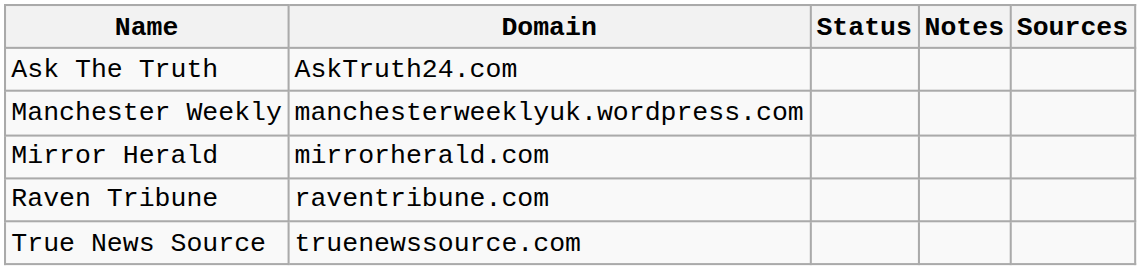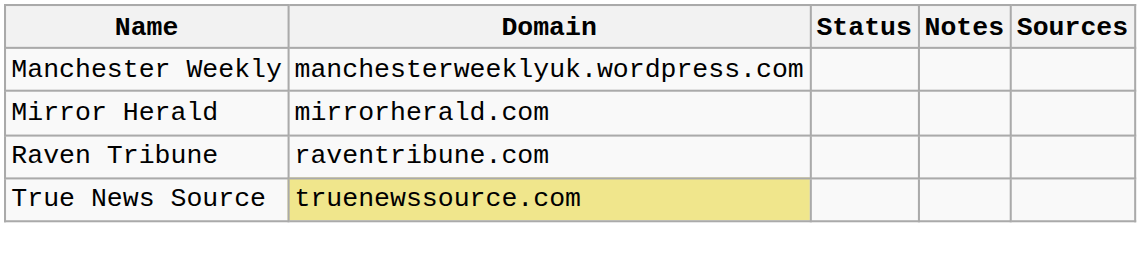- row: (115, 70)
(438, 243) no background -> (438, 200) khaki background
